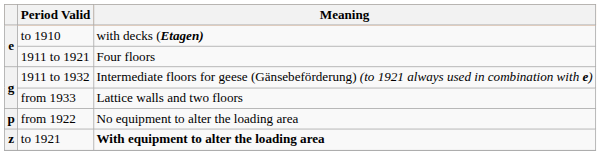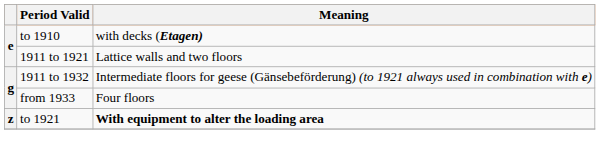(126, 56) Four floors -> (169, 56) Lattice walls and two floors
(170, 98) Lattice walls and two floors -> (125, 98) Four floors
- row: (48, 118)
